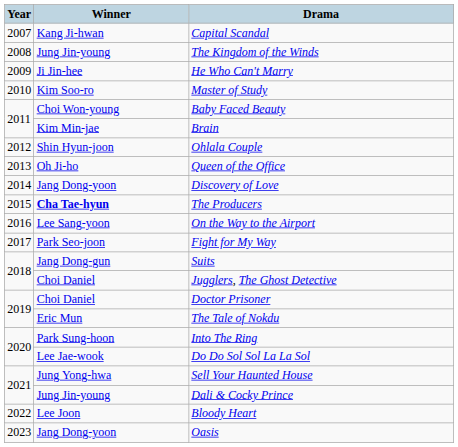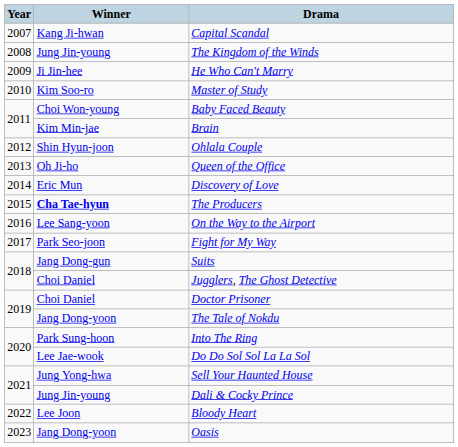(77, 185) Jang Dong-yoon -> (60, 185) Eric Mun
(60, 318) Eric Mun -> (77, 318) Jang Dong-yoon
